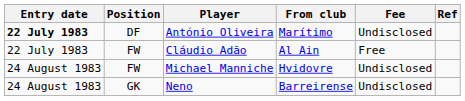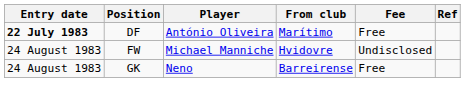(395, 32) Undisclosed -> (372, 32) Free
- row: (206, 50)
(395, 86) Undisclosed -> (372, 68) Free
